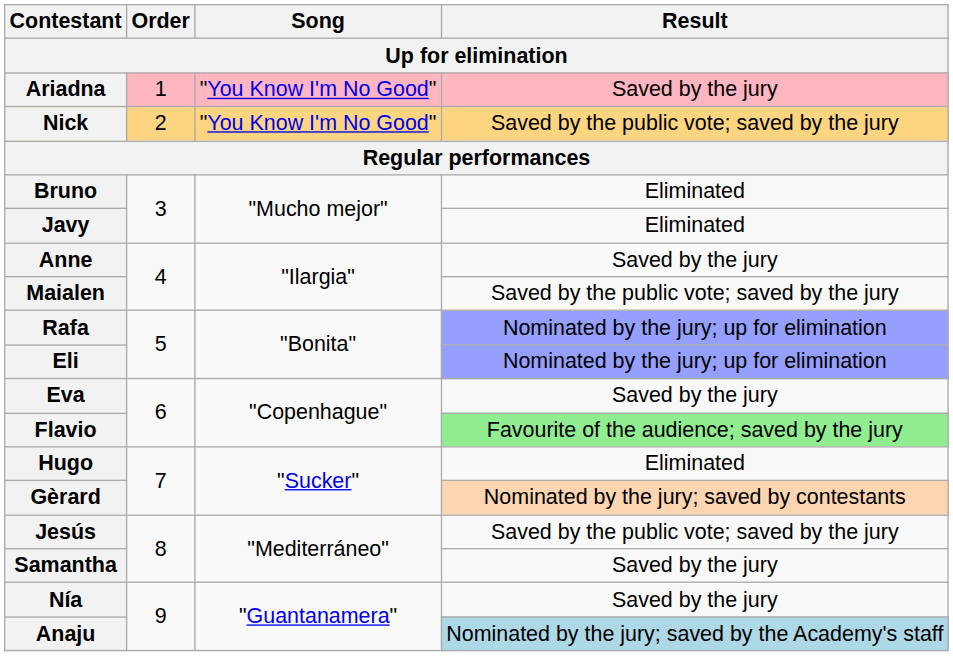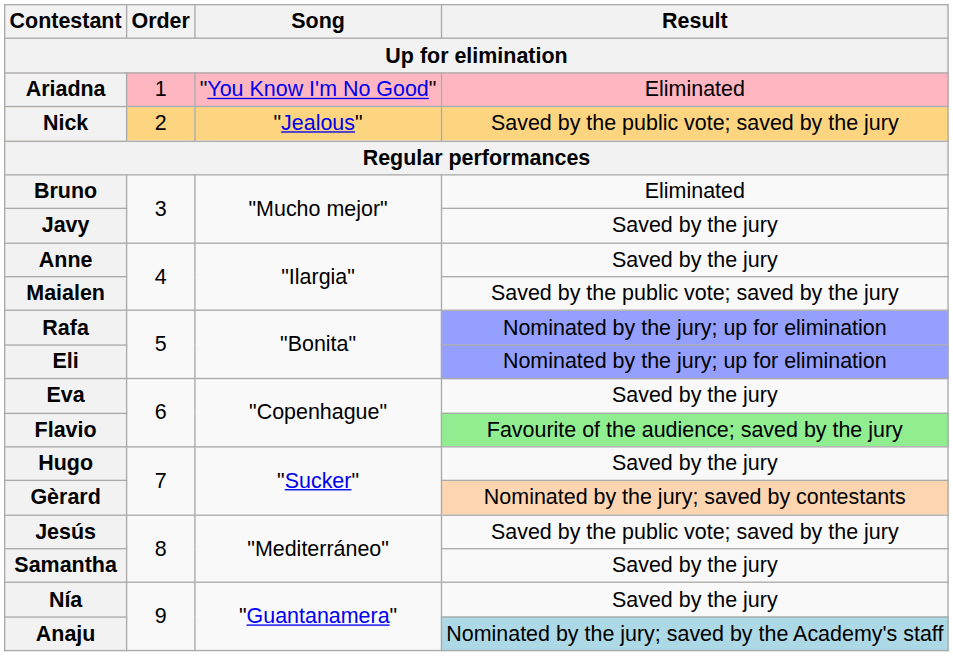(695, 89) Saved by the jury -> (695, 89) Eliminated
(318, 123) "You Know I'm No Good" -> (318, 123) "Jealous"
(695, 225) Eliminated -> (695, 225) Saved by the jury
(695, 463) Eliminated -> (695, 463) Saved by the jury
